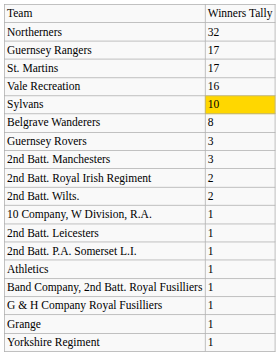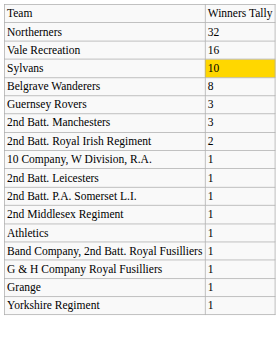- row: (49, 50)
- row: (33, 68)
- row: (43, 196)
+ row: (65, 214)
